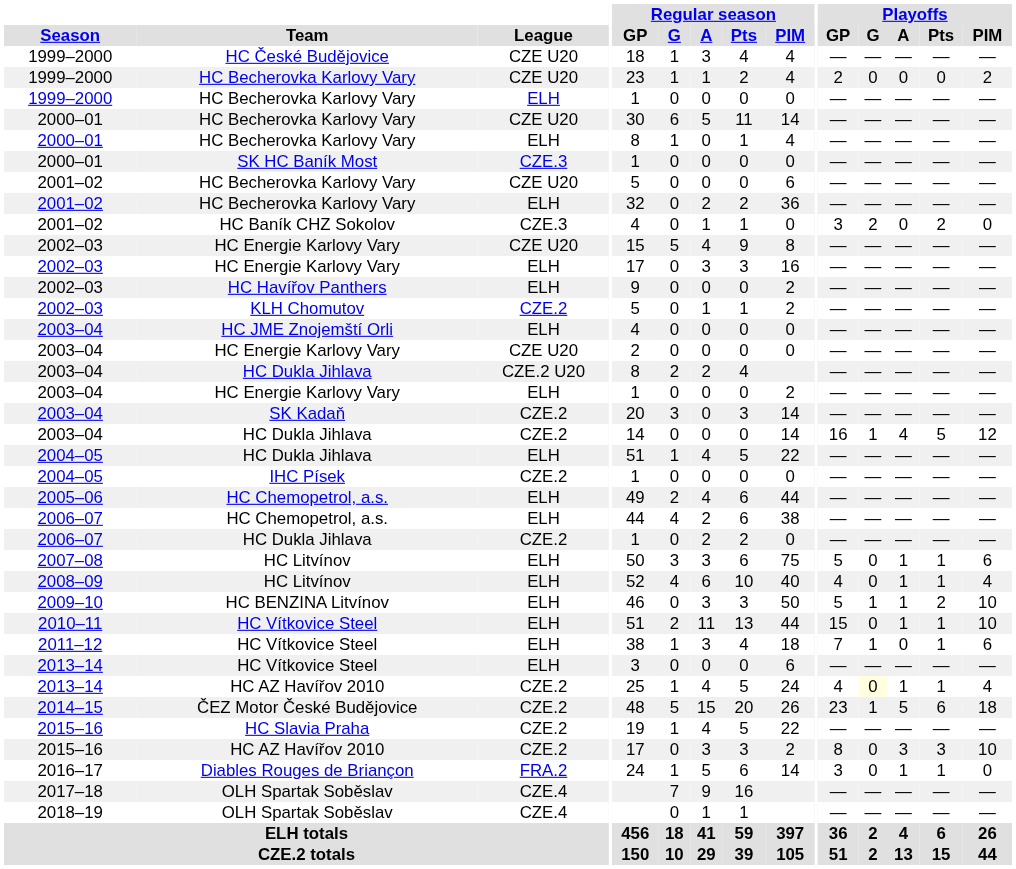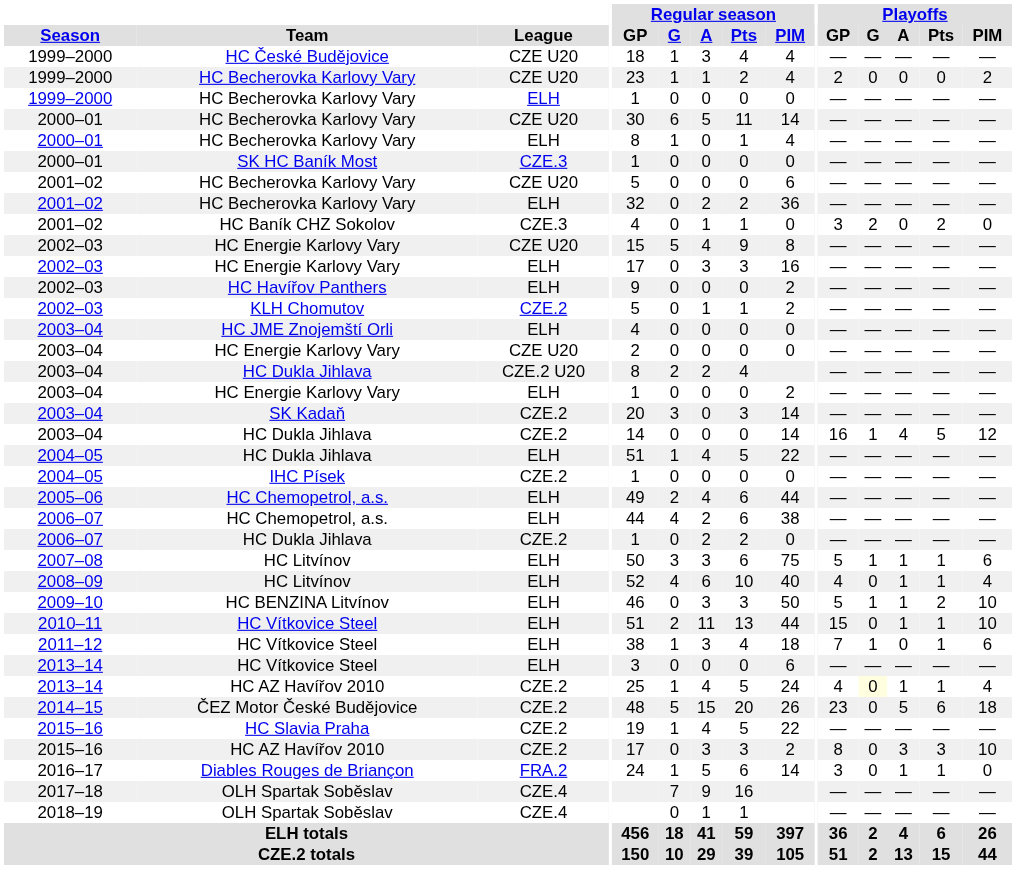(873, 560) 0 -> (873, 560) 1
(873, 707) 1 -> (873, 707) 0
